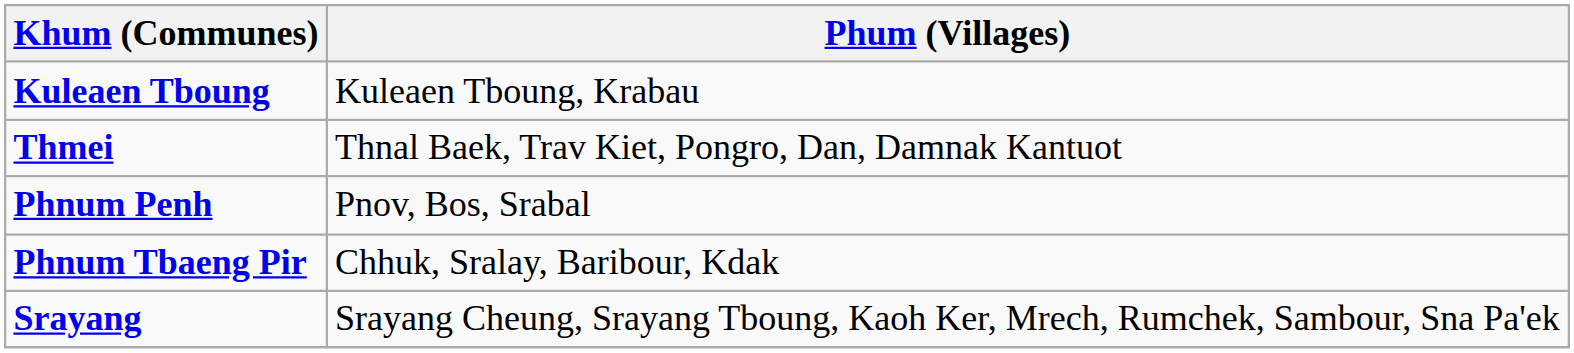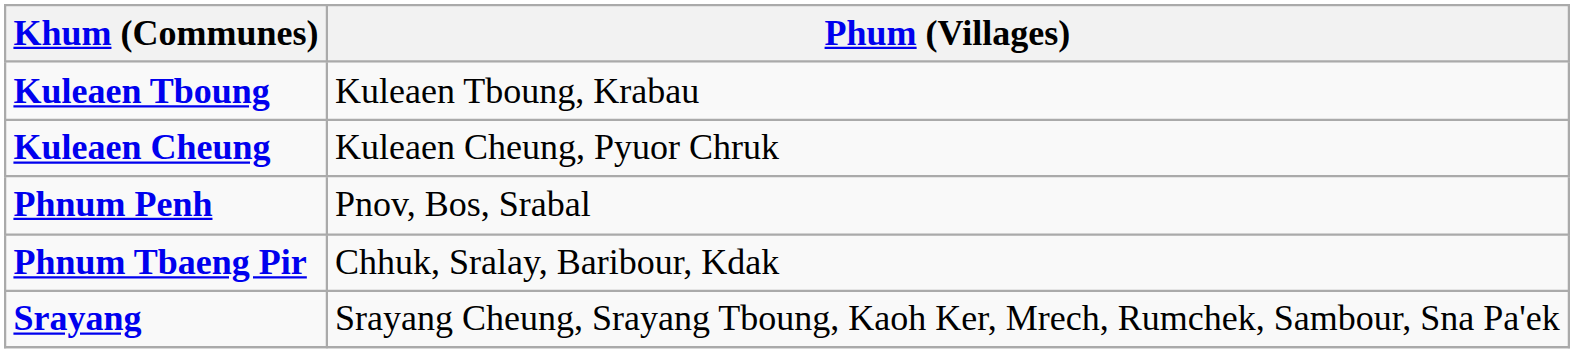+ row: (142, 147)
- row: (63, 147)
